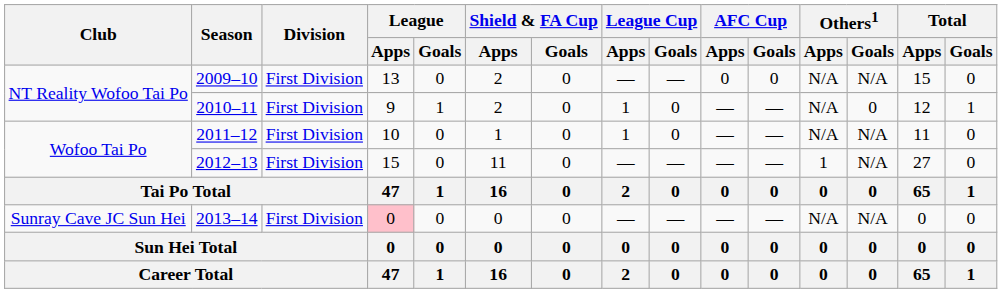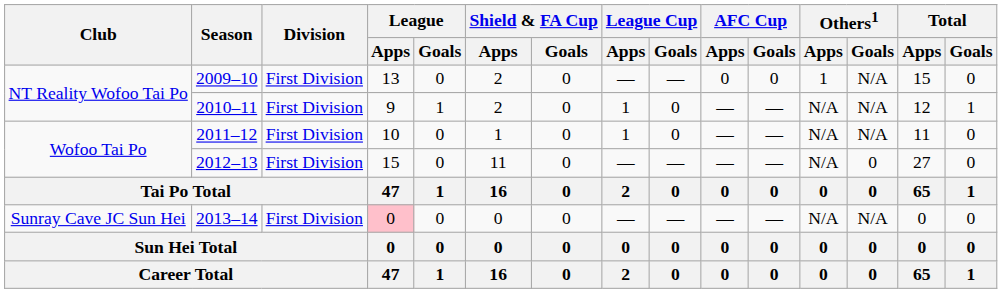(823, 79) N/A -> (823, 79) 1
(873, 106) 0 -> (873, 106) N/A
(823, 162) 1 -> (823, 162) N/A
(873, 162) N/A -> (873, 162) 0
